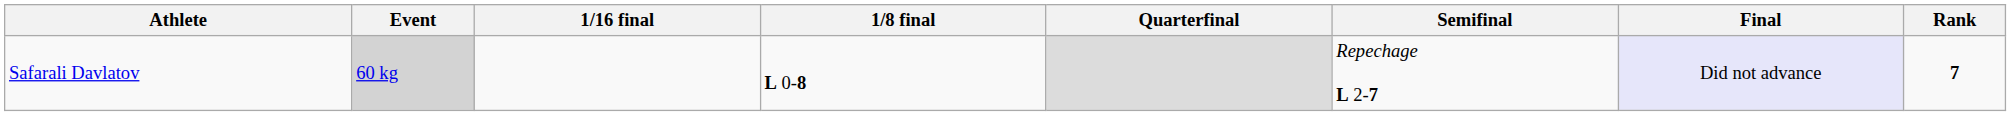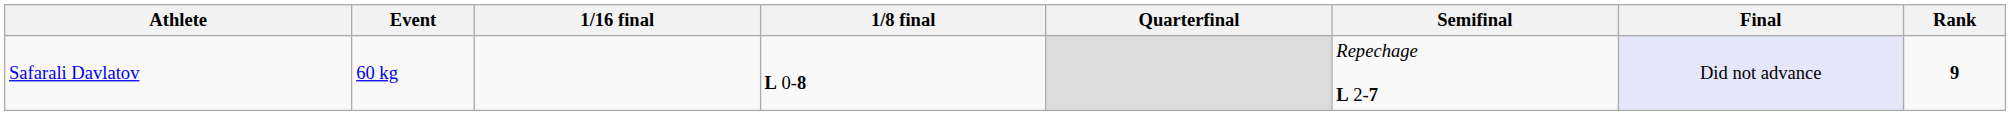(377, 72) lightgrey background -> (377, 72) no background
(1955, 72) 7 -> (1955, 72) 9
